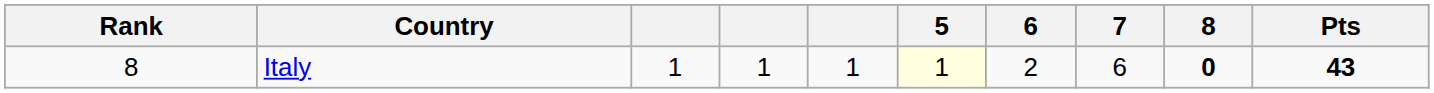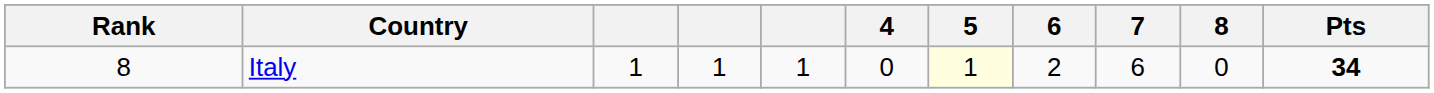+ column: (887, 26)
(1209, 67) bold -> (1221, 67) normal
(1341, 67) 43 -> (1346, 67) 34
